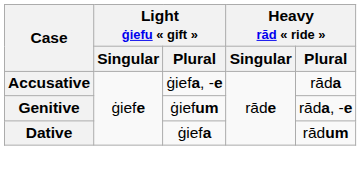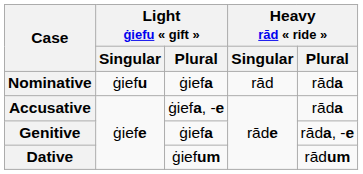+ row: (50, 83)
(194, 108) ġiefum -> (196, 132) ġiefa
(194, 132) ġiefa -> (196, 157) ġiefum
